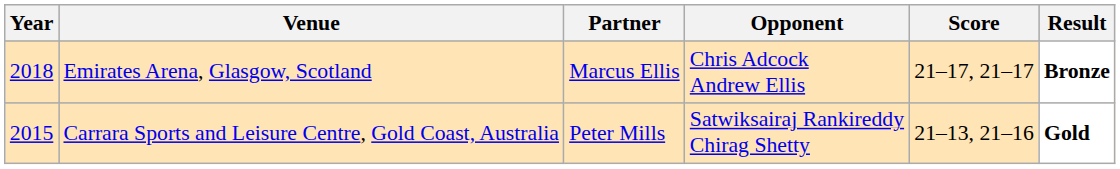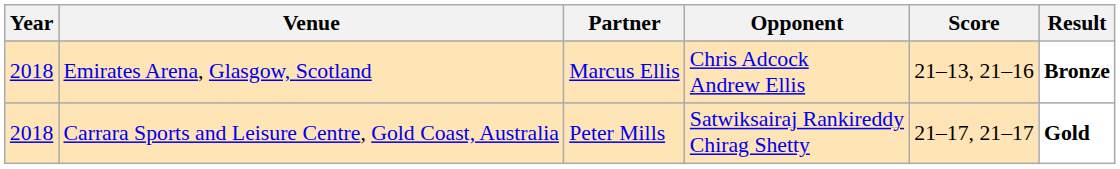(974, 71) 21–17, 21–17 -> (974, 71) 21–13, 21–16
(32, 133) 2015 -> (32, 133) 2018
(974, 133) 21–13, 21–16 -> (974, 133) 21–17, 21–17
